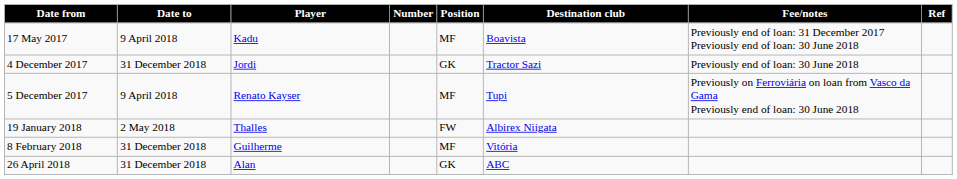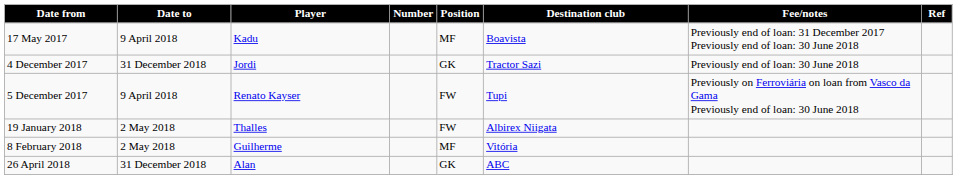(447, 95) MF -> (448, 95) FW
(163, 146) 31 December 2018 -> (148, 146) 2 May 2018
